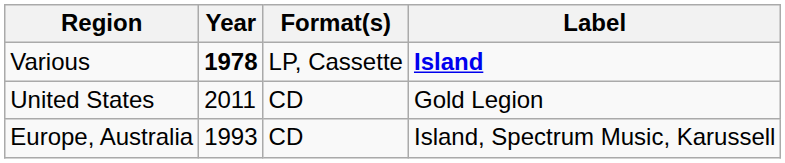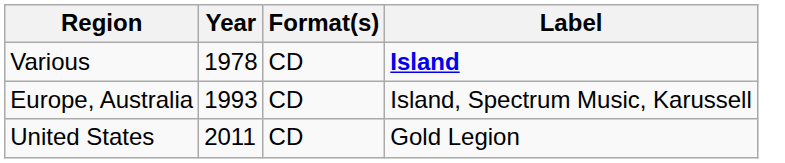(231, 61) bold -> (231, 61) normal
(336, 61) LP, Cassette -> (286, 61) CD
rows swapped: (102, 137) <-> (82, 99)
